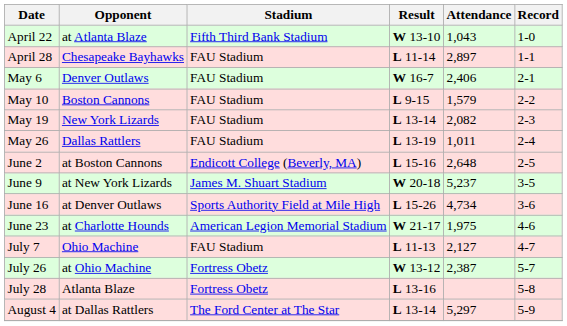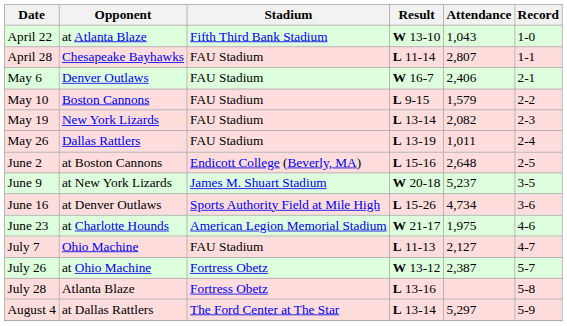(461, 57) 2,897 -> (461, 57) 2,807
